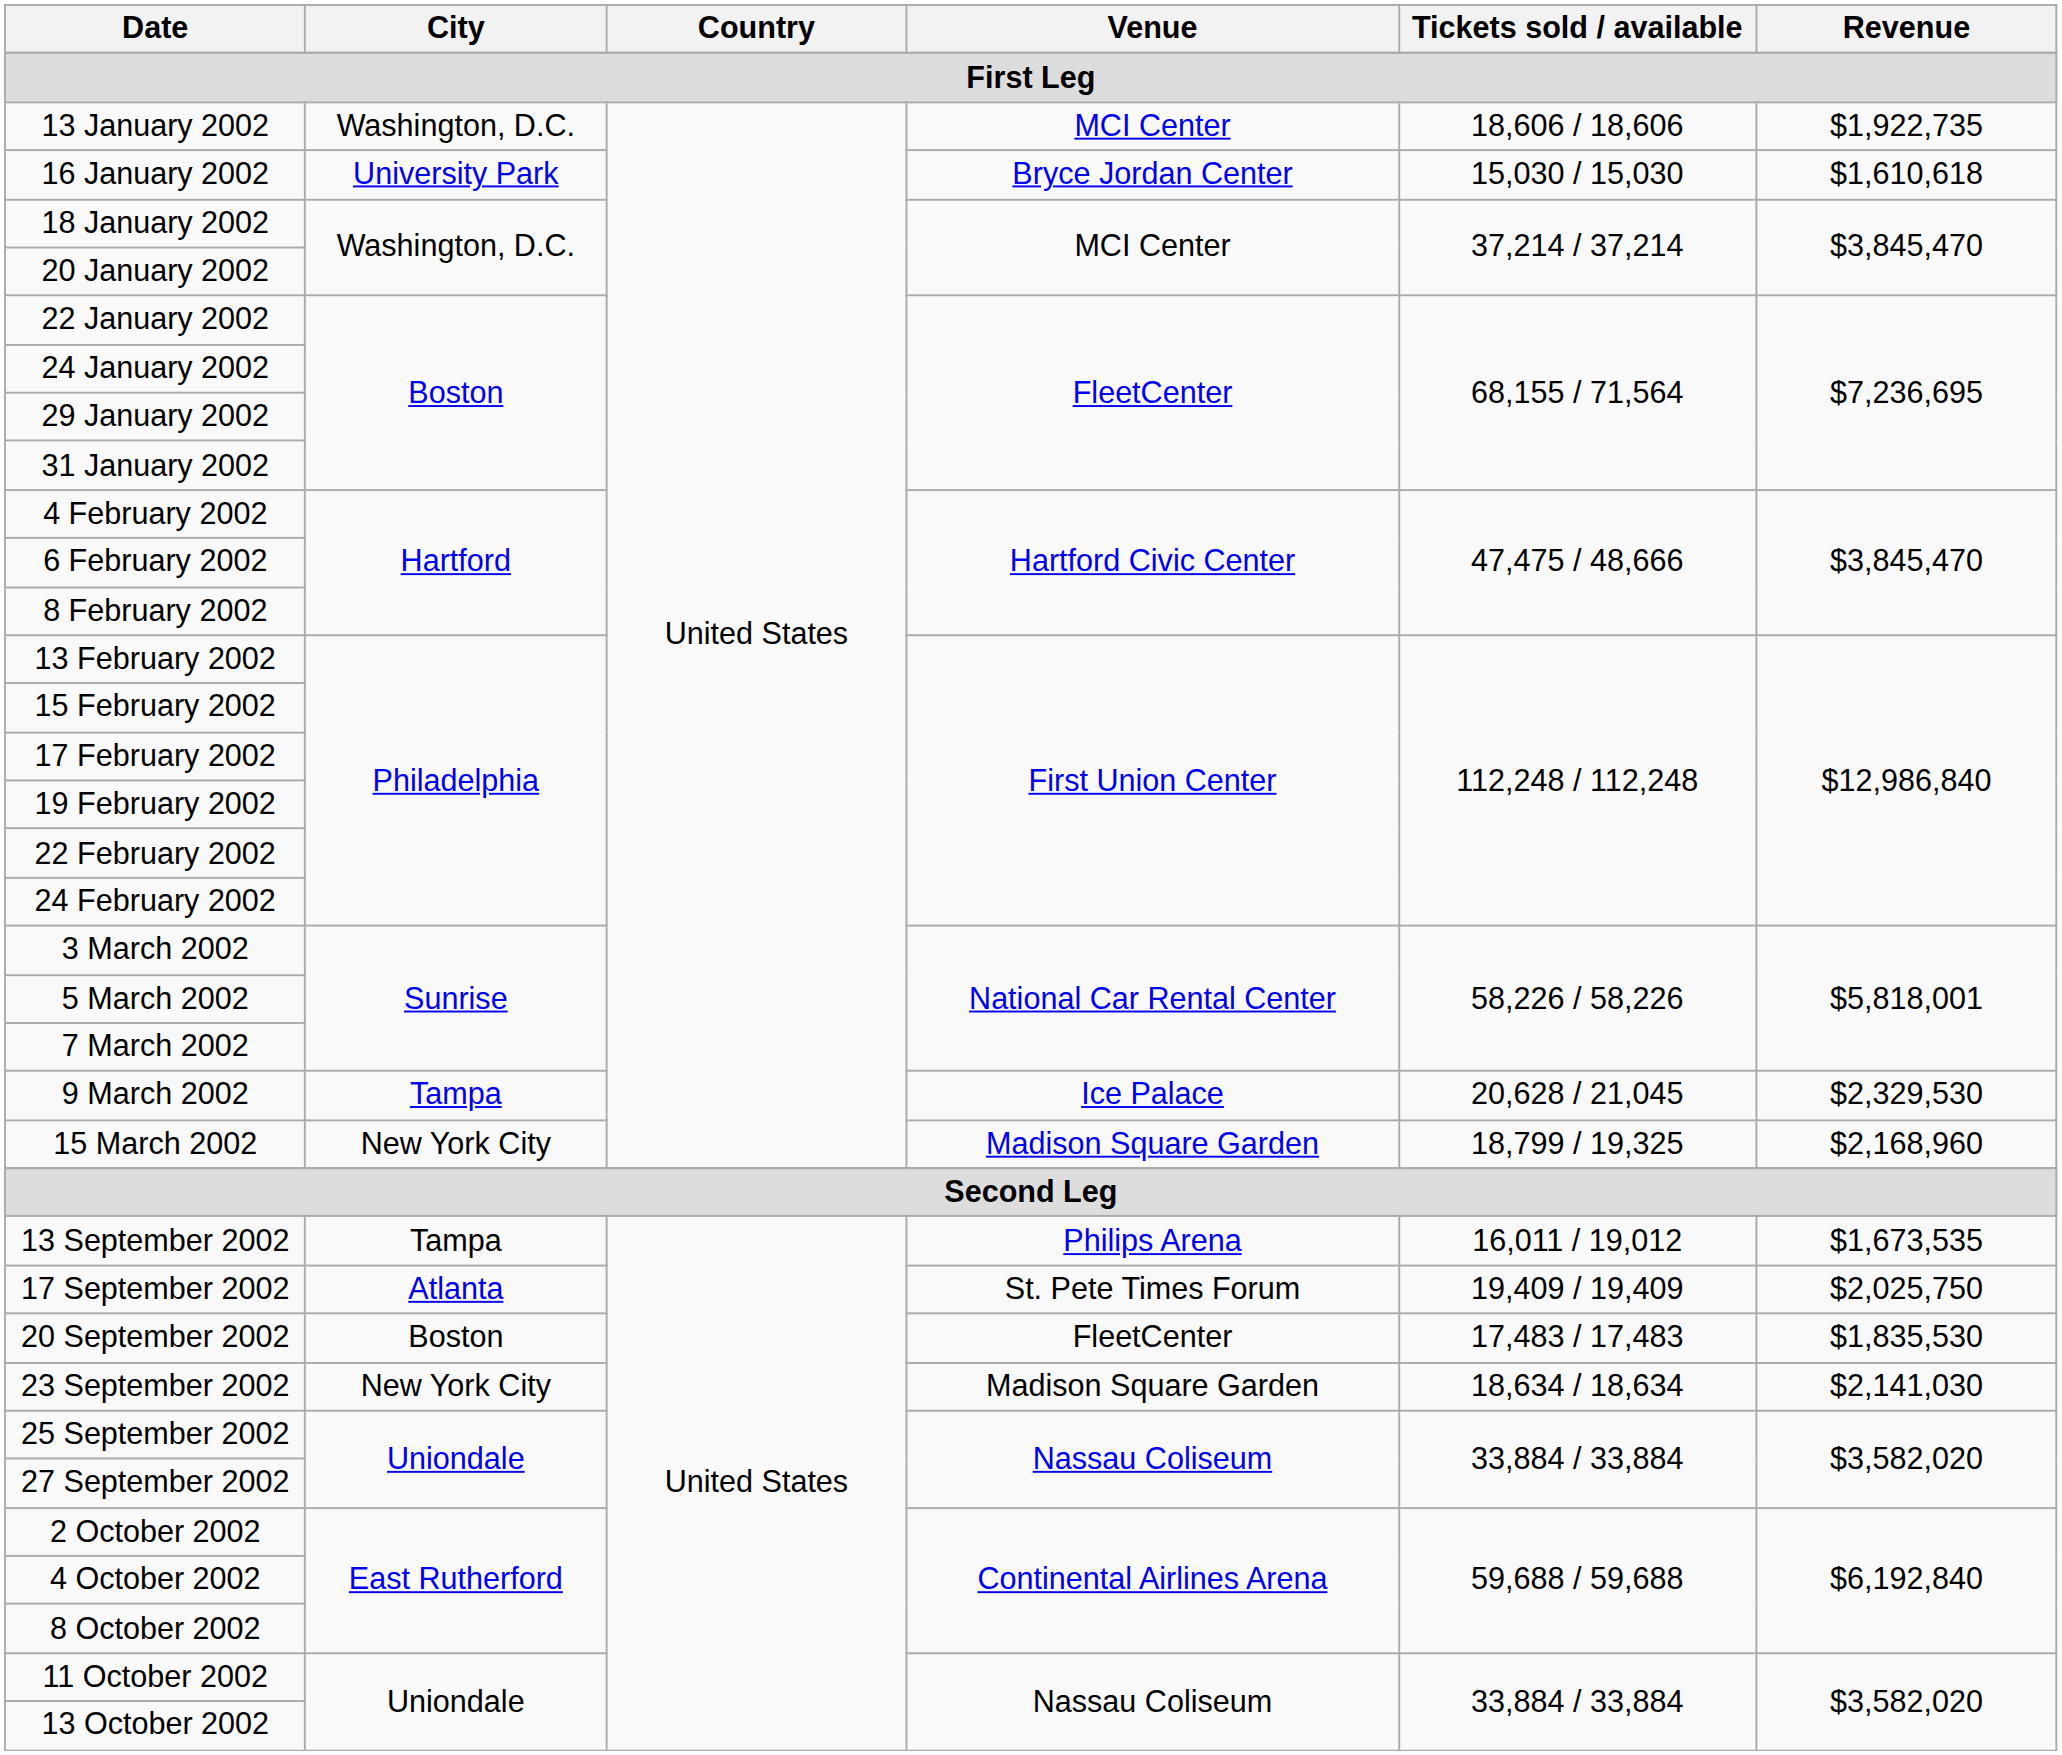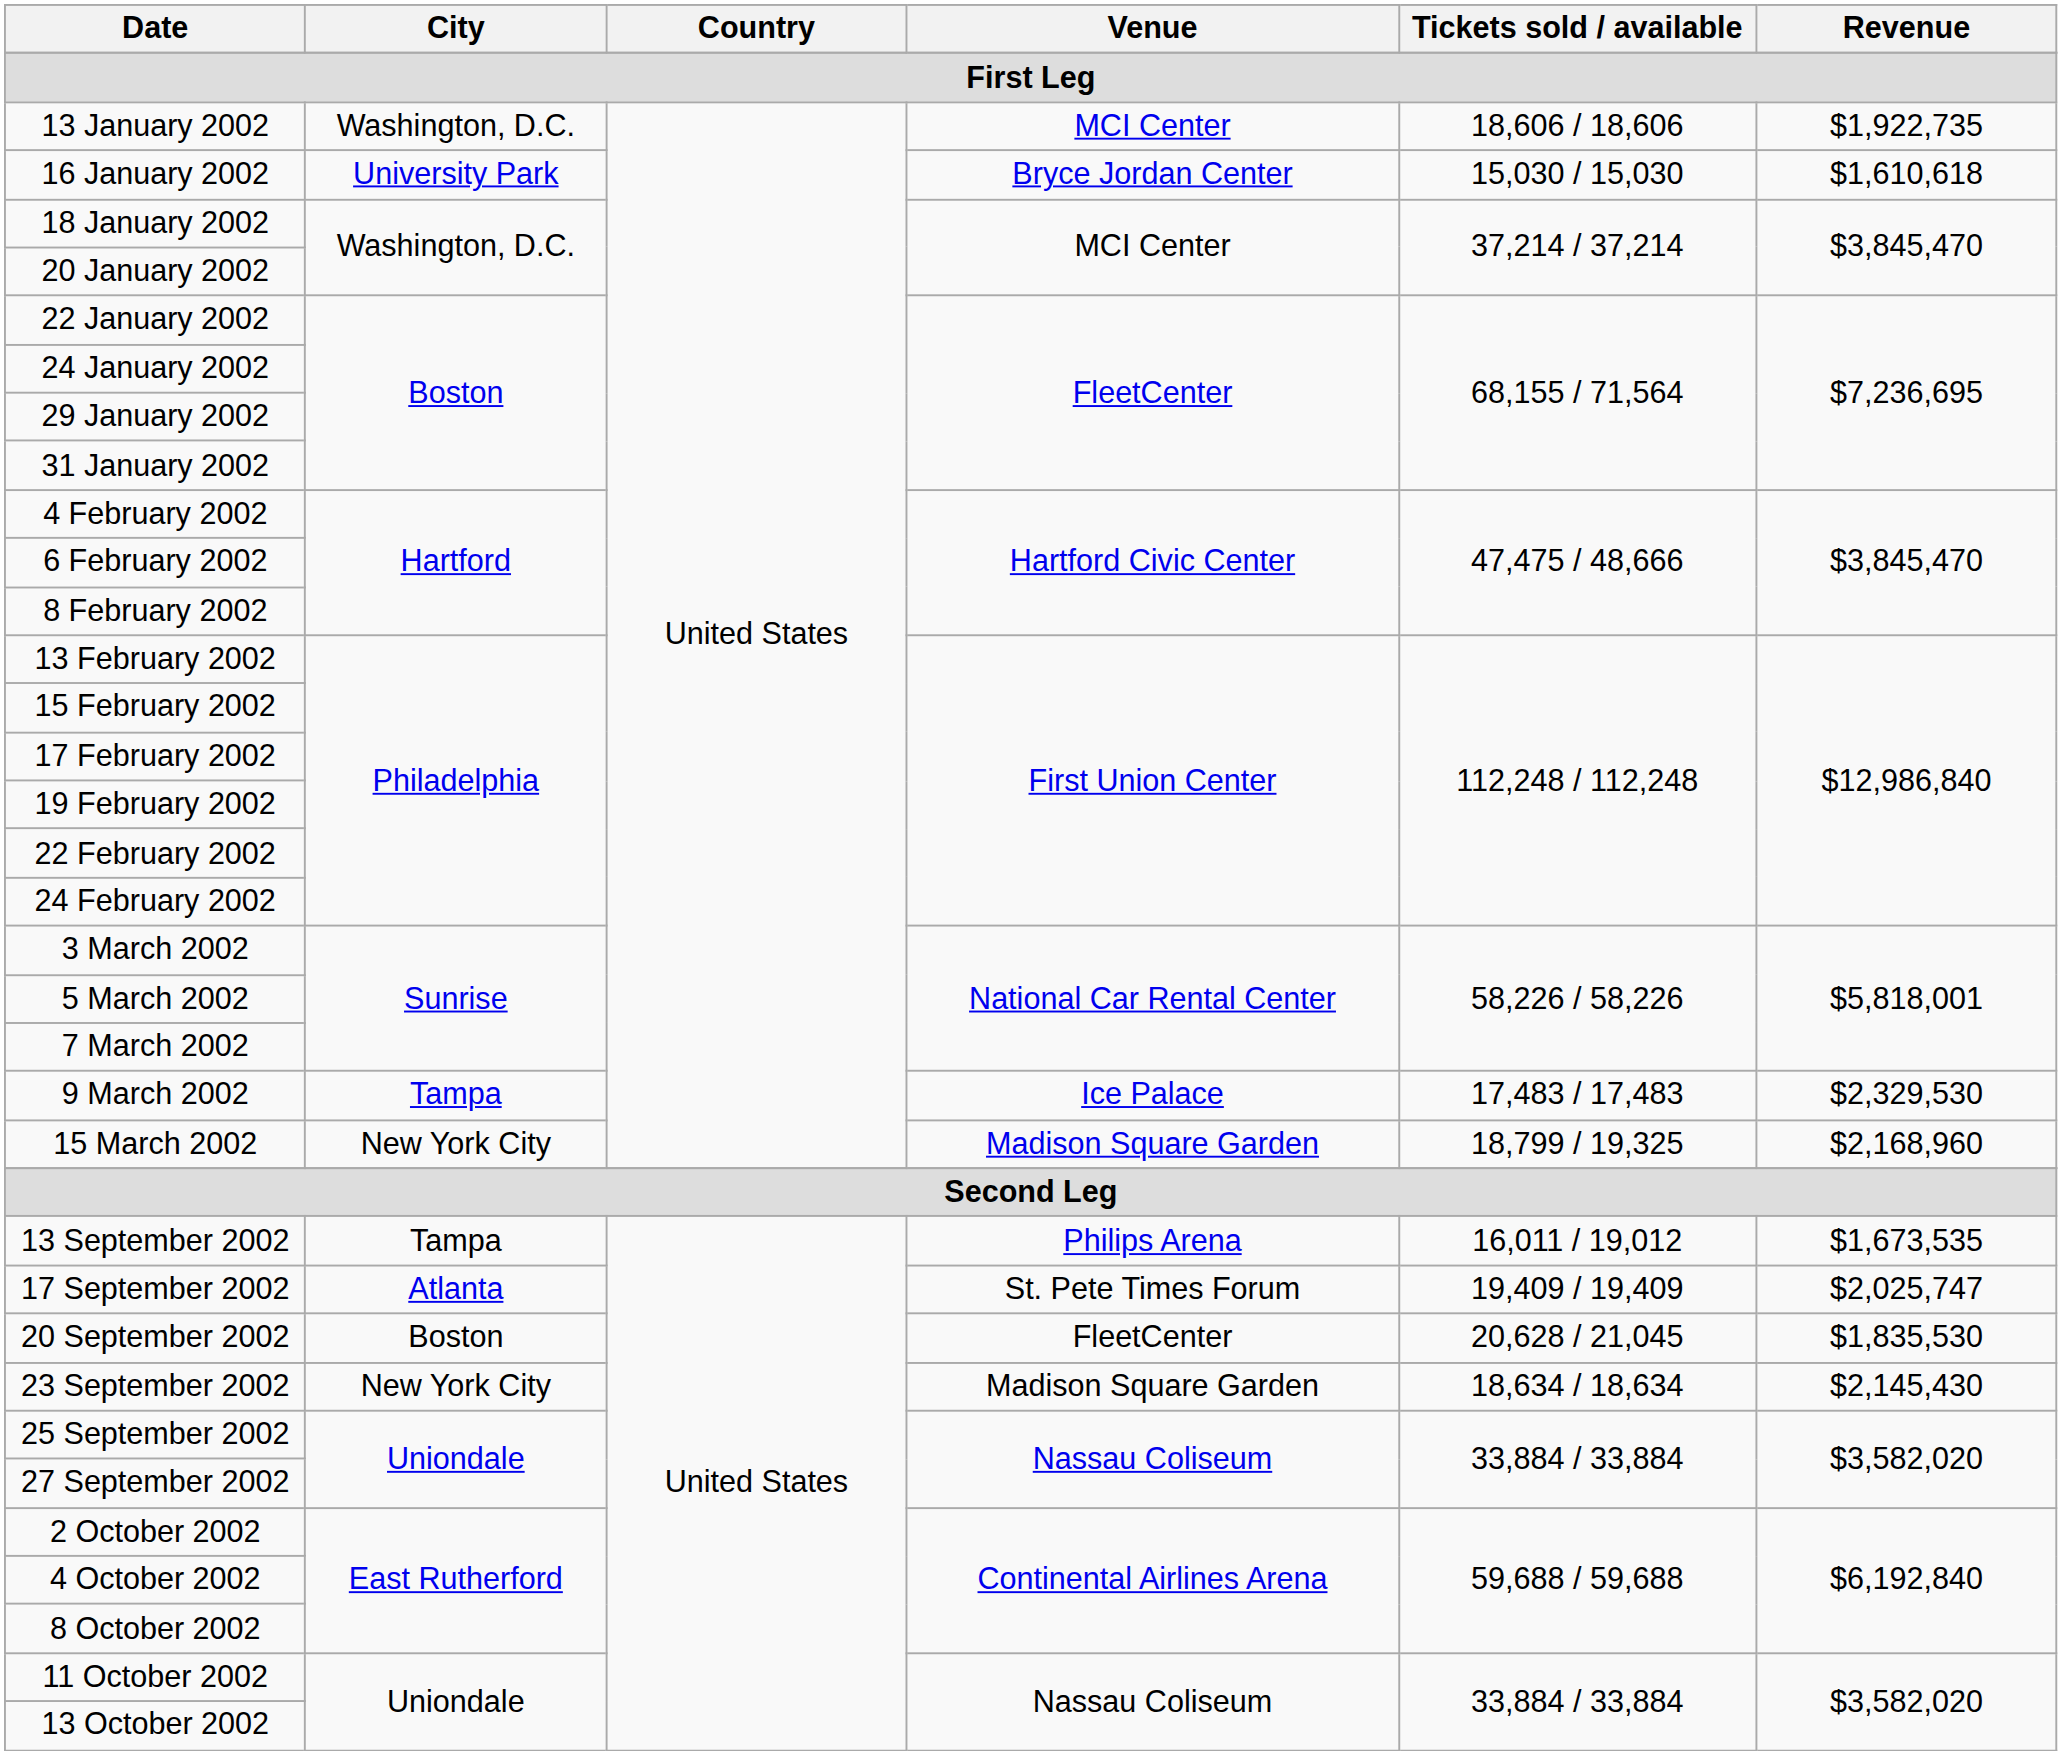(1577, 1094) 20,628 / 21,045 -> (1577, 1094) 17,483 / 17,483
(1906, 1288) $2,025,750 -> (1906, 1288) $2,025,747
(1577, 1337) 17,483 / 17,483 -> (1577, 1337) 20,628 / 21,045
(1906, 1385) $2,141,030 -> (1906, 1385) $2,145,430
